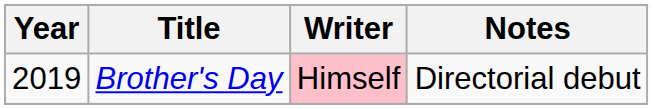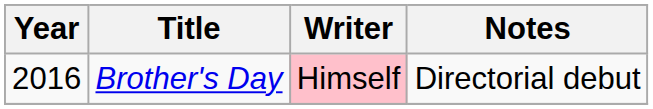(47, 78) 2019 -> (47, 78) 2016
